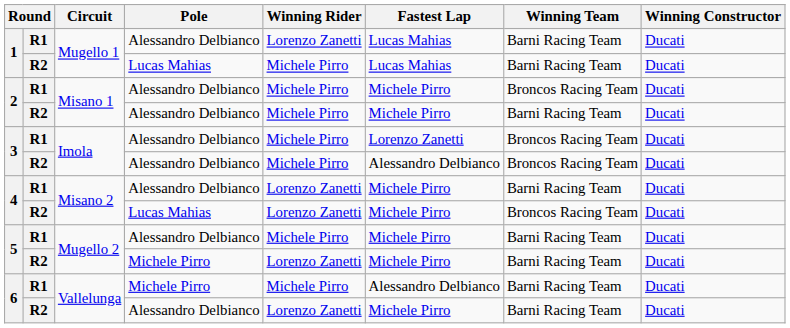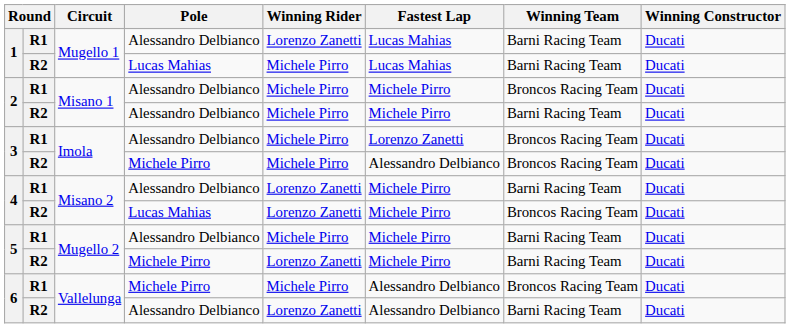(194, 163) Alessandro Delbianco -> (169, 163) Michele Pirro
(564, 285) Barni Racing Team -> (572, 285) Broncos Racing Team
(410, 309) Michele Pirro -> (434, 309) Alessandro Delbianco
